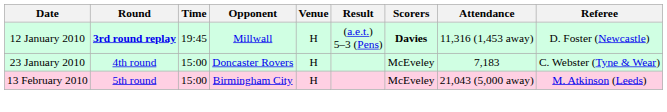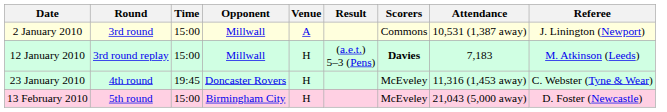+ row: (47, 31)
(134, 37) bold -> (131, 55) normal
(194, 37) 19:45 -> (187, 55) 15:00
(487, 37) 11,316 (1,453 away) -> (480, 55) 7,183
(599, 37) D. Foster (Newcastle) -> (592, 55) M. Atkinson (Leeds)
(194, 62) 15:00 -> (187, 80) 19:45
(487, 62) 7,183 -> (480, 80) 11,316 (1,453 away)
(599, 80) M. Atkinson (Leeds) -> (592, 98) D. Foster (Newcastle)
